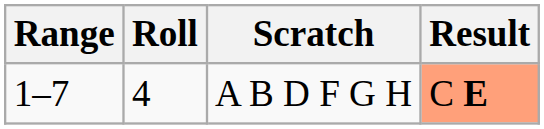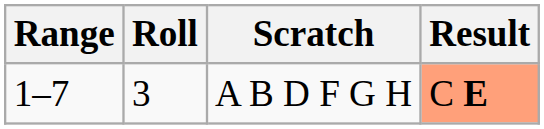(141, 92) 4 -> (141, 92) 3
